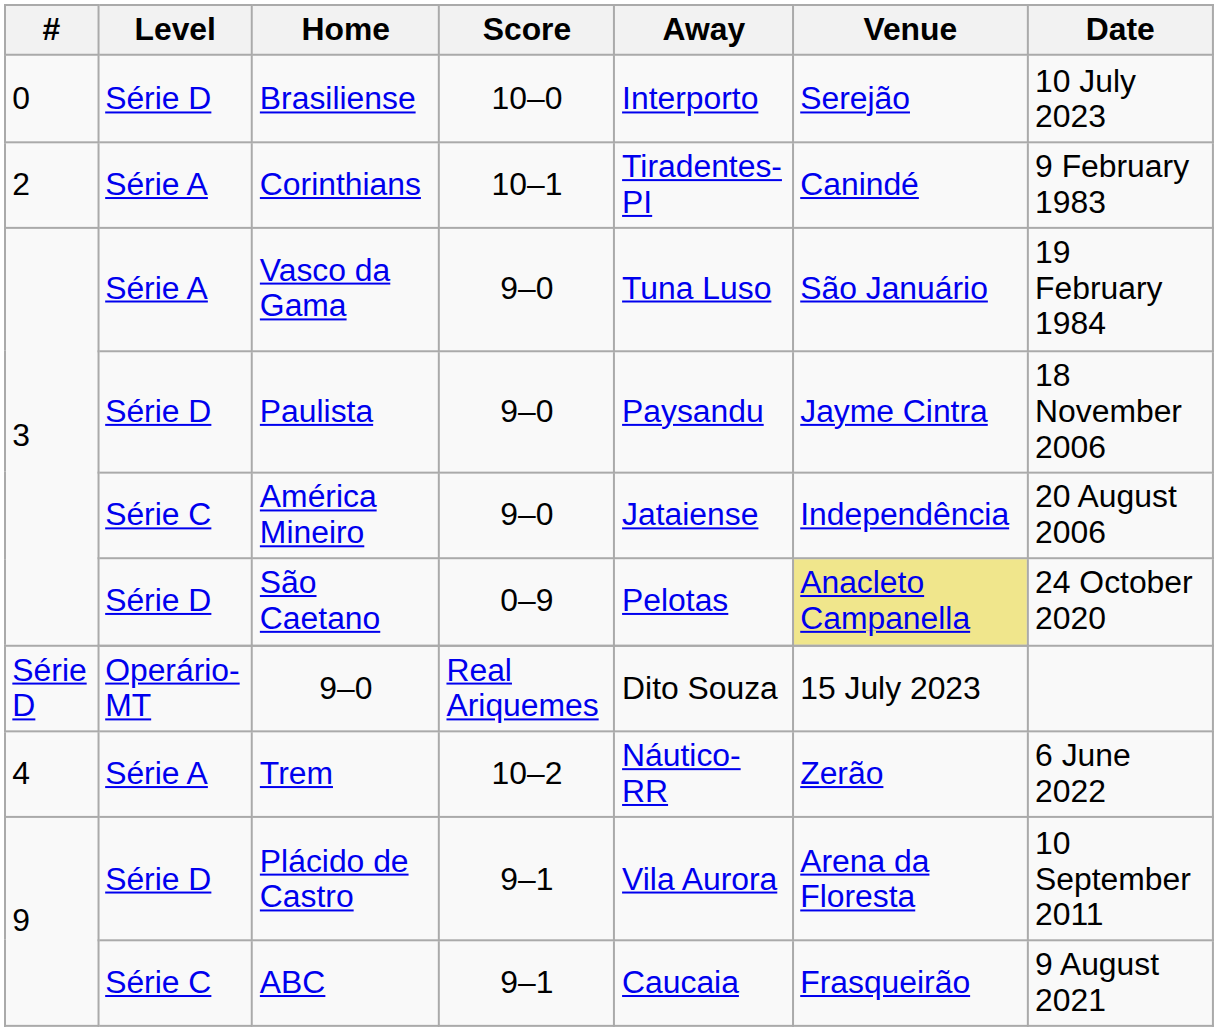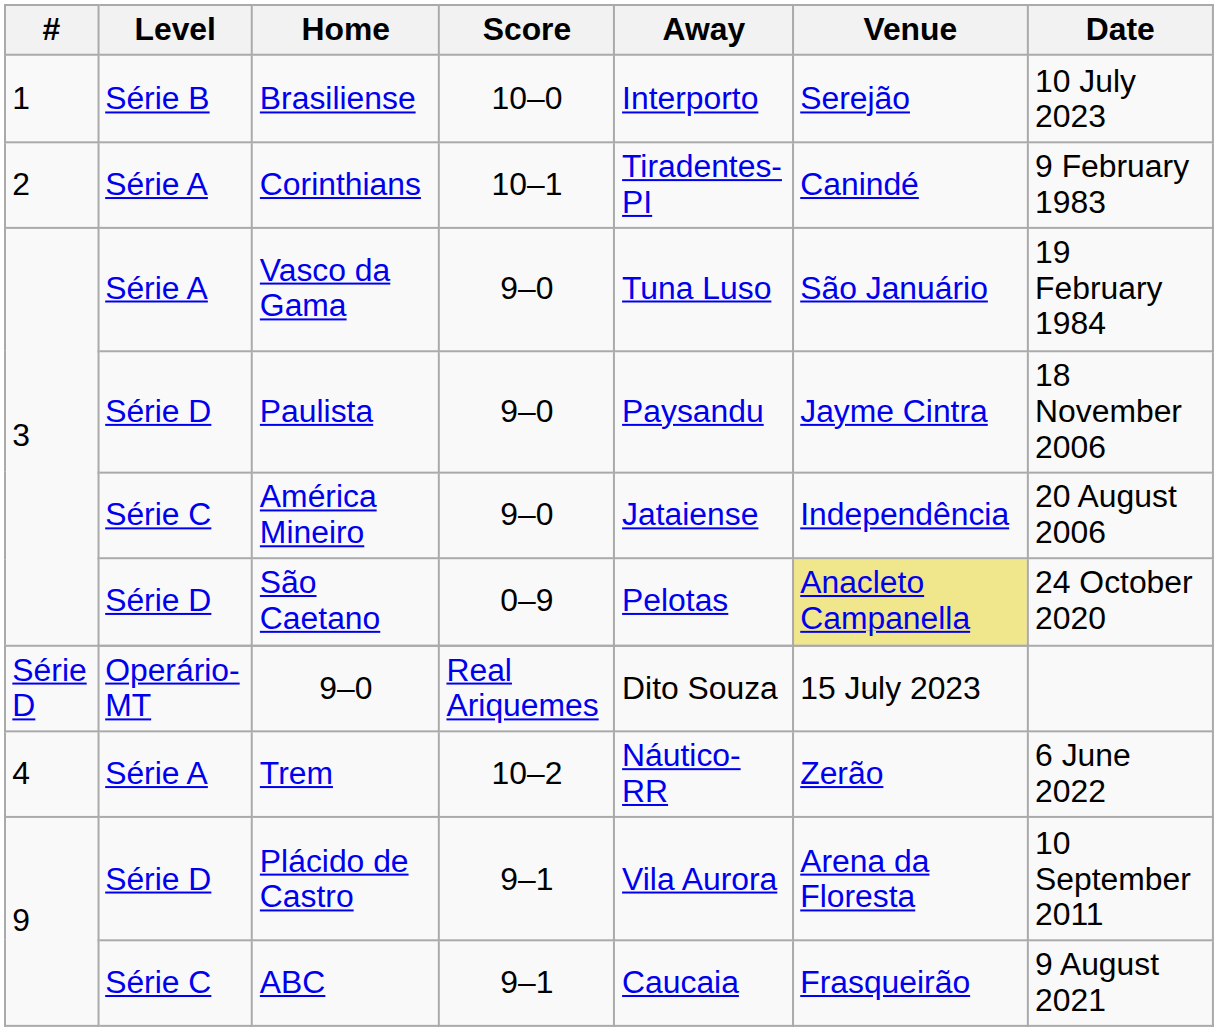(21, 98) 0 -> (21, 98) 1
(158, 98) Série D -> (157, 98) Série B
